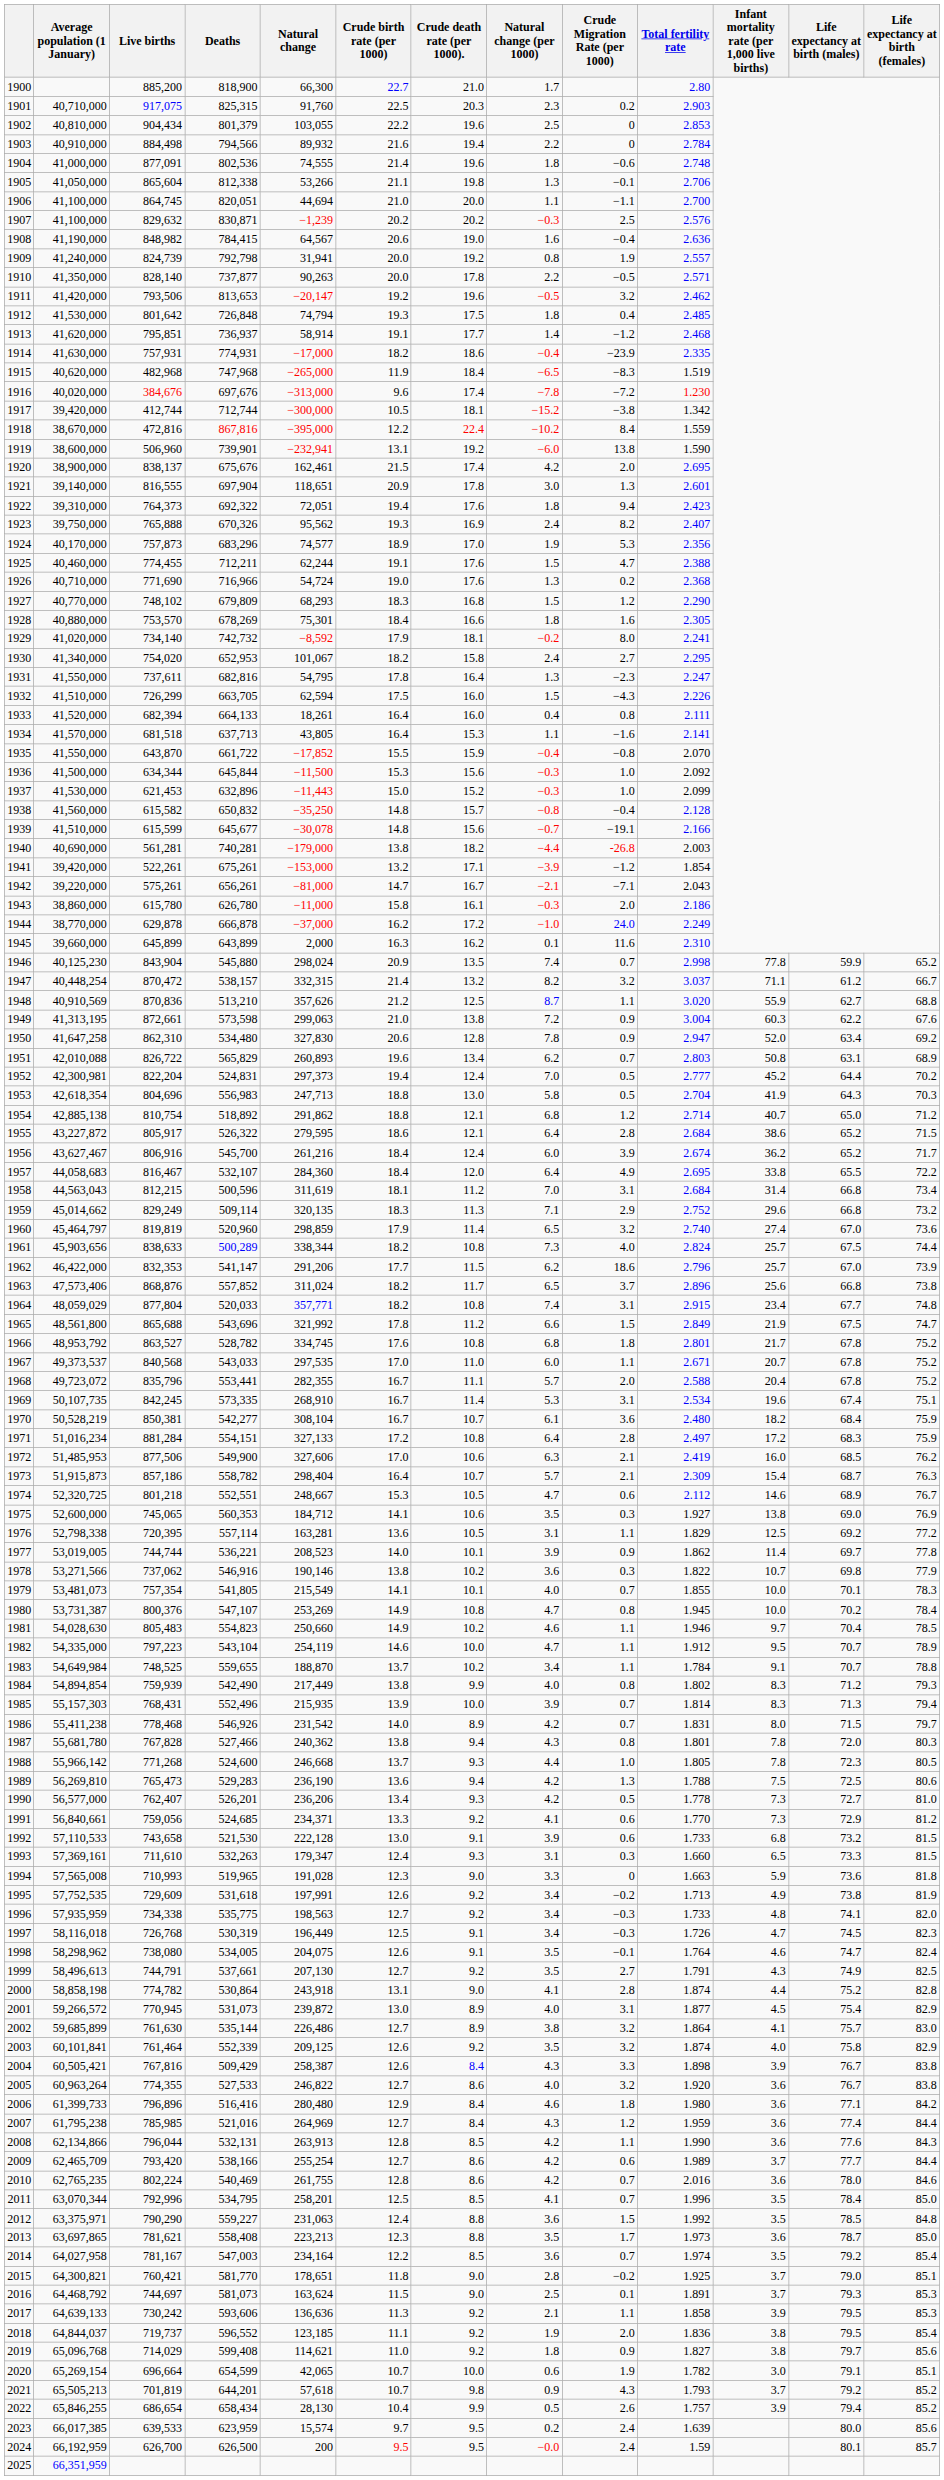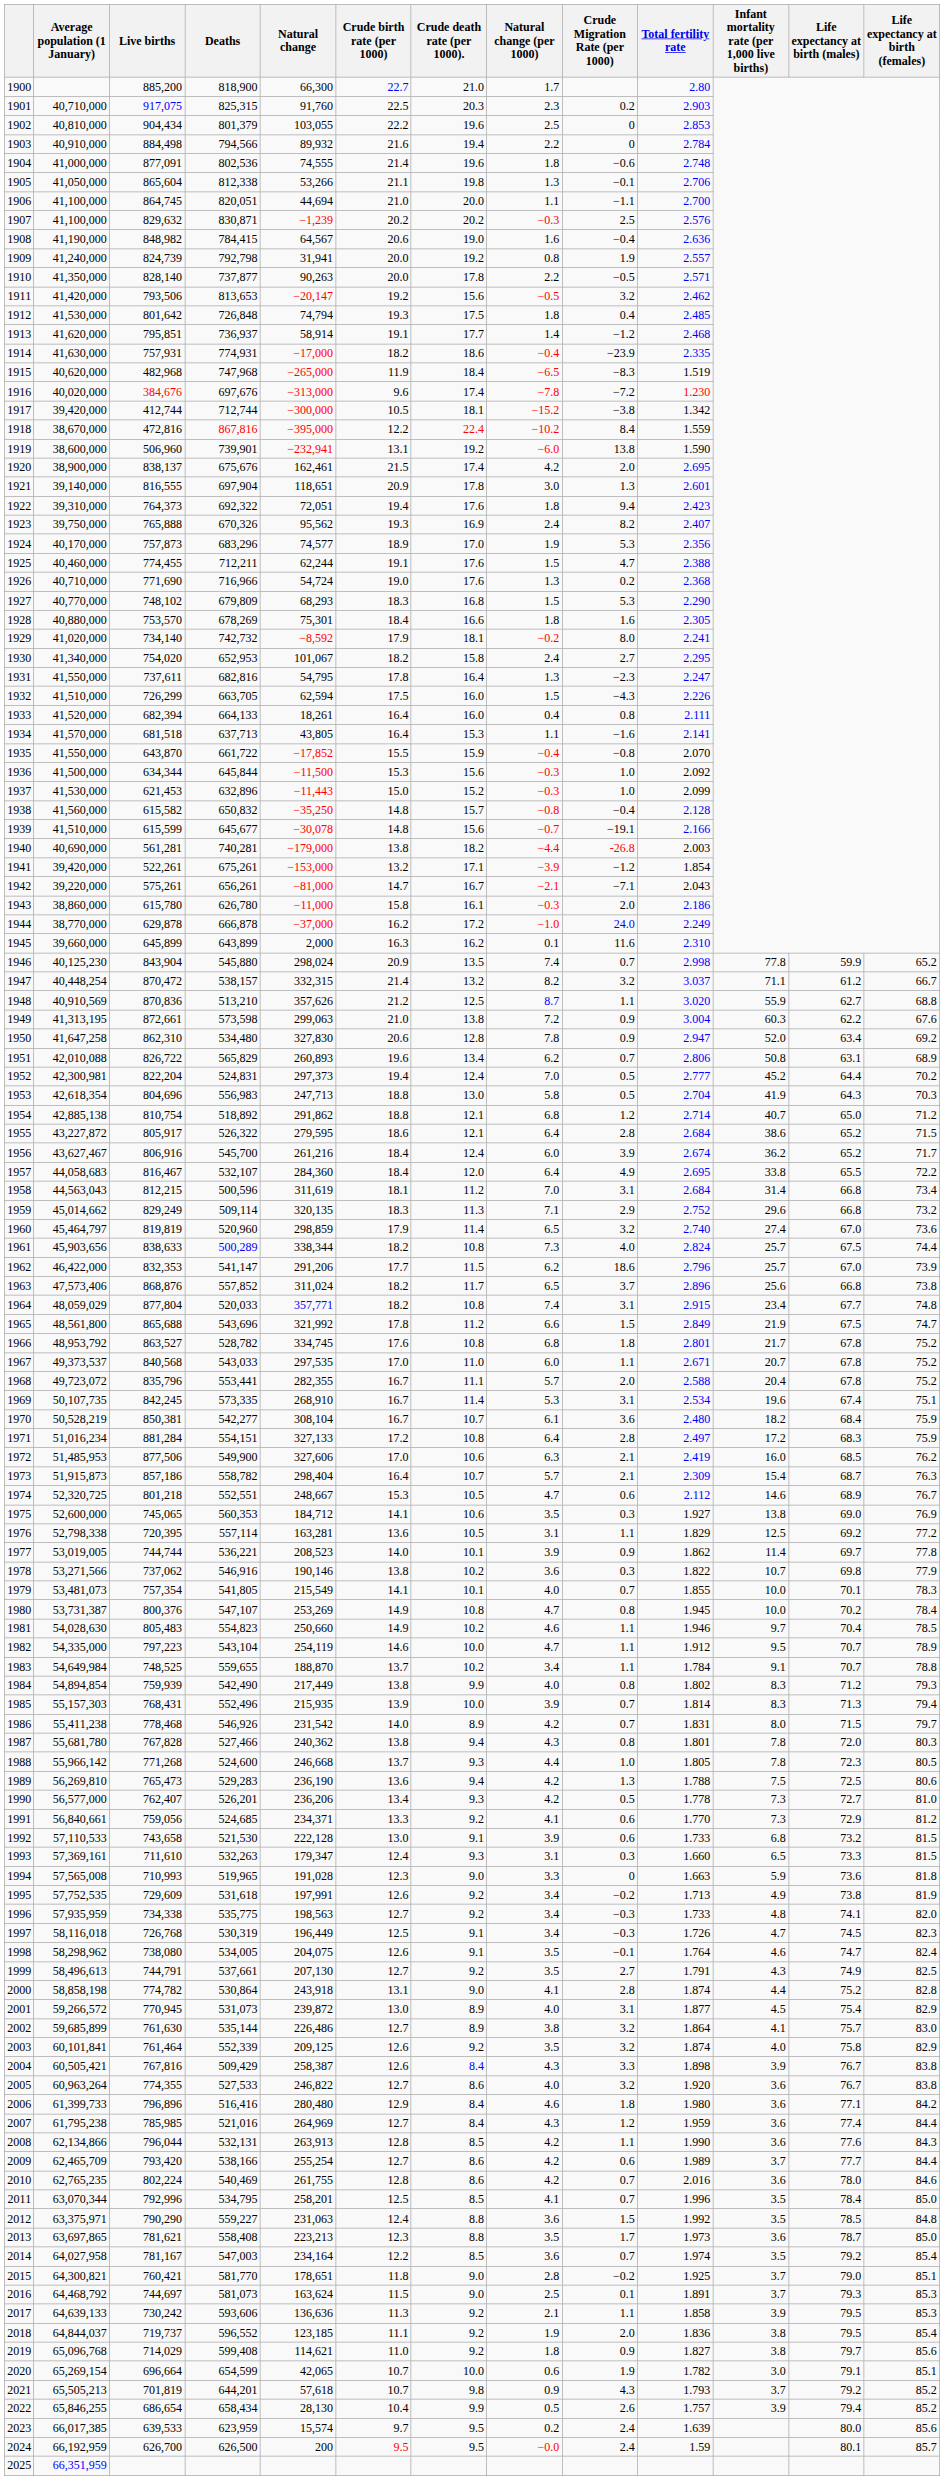(473, 296) 19.6 -> (473, 296) 15.6
(627, 600) 1.2 -> (627, 600) 5.3
(697, 1057) 2.803 -> (697, 1057) 2.806
